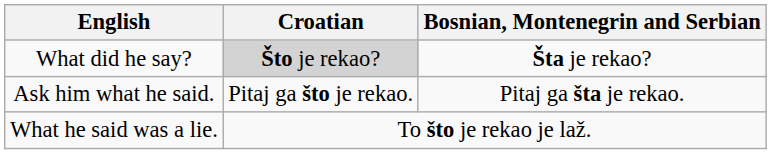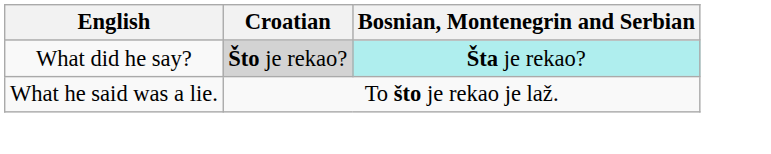(592, 58) no background -> (526, 58) paleturquoise background
- row: (114, 93)
